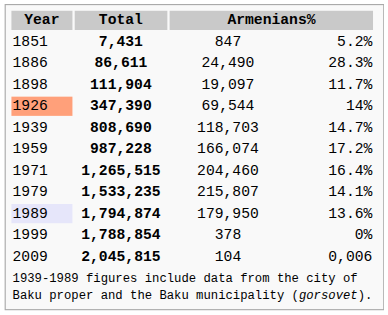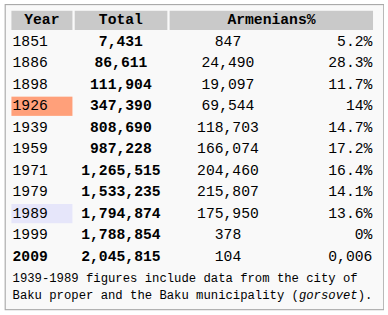(228, 213) 179,950 -> (228, 213) 175,950
(30, 256) normal -> (30, 256) bold
